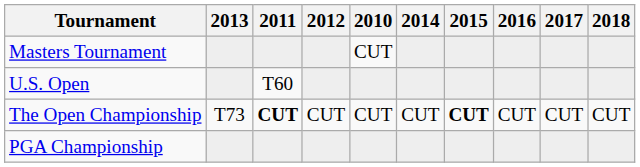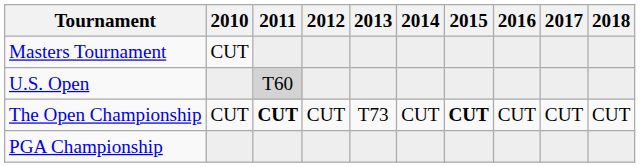columns swapped: (373, 20) <-> (230, 20)
(278, 83) no background -> (278, 83) lightgrey background
